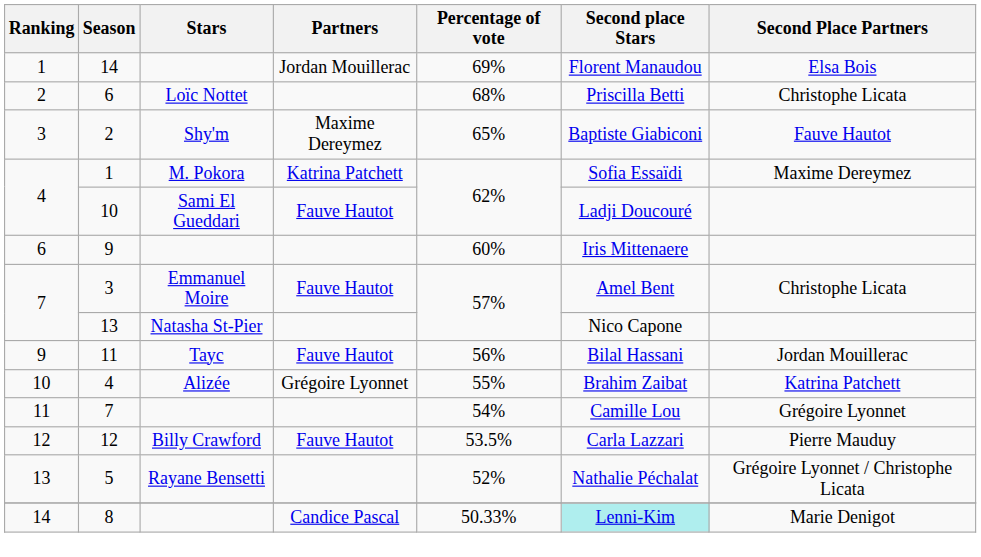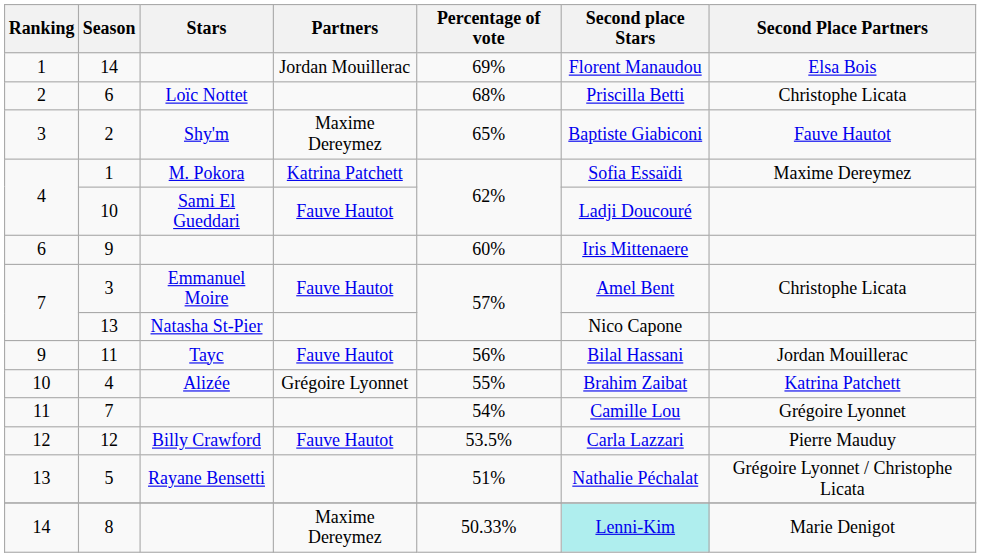(489, 478) 52% -> (489, 478) 51%
(345, 517) Candice Pascal -> (345, 527) Maxime Dereymez
